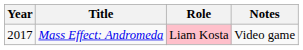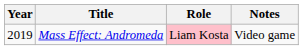(20, 34) 2017 -> (20, 34) 2019
